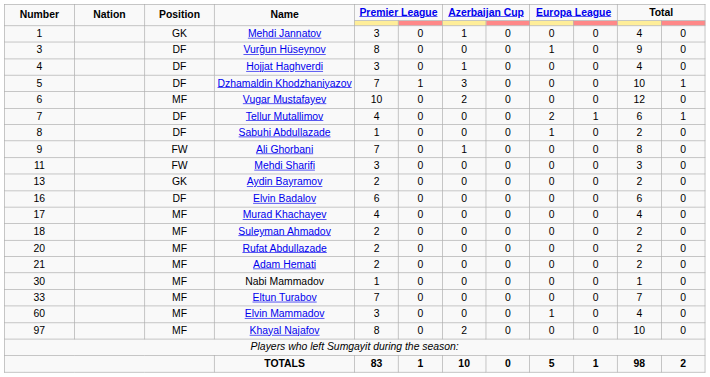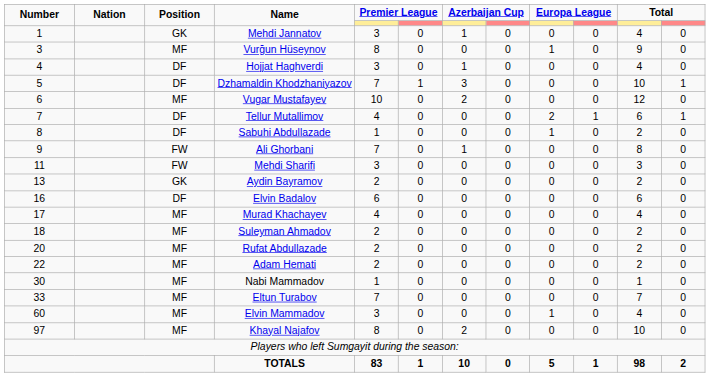(179, 50) DF -> (179, 50) MF
(39, 264) 21 -> (39, 264) 22
